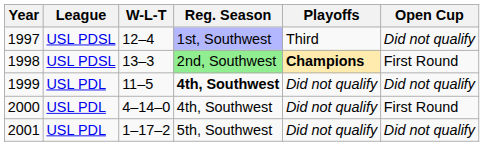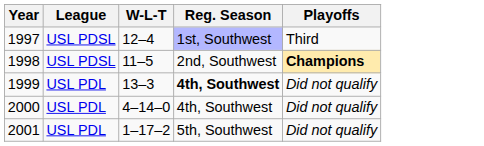- column: (429, 15)
(138, 61) 13–3 -> (138, 61) 11–5
(227, 61) lightgreen background -> (227, 61) no background
(138, 84) 11–5 -> (138, 84) 13–3
